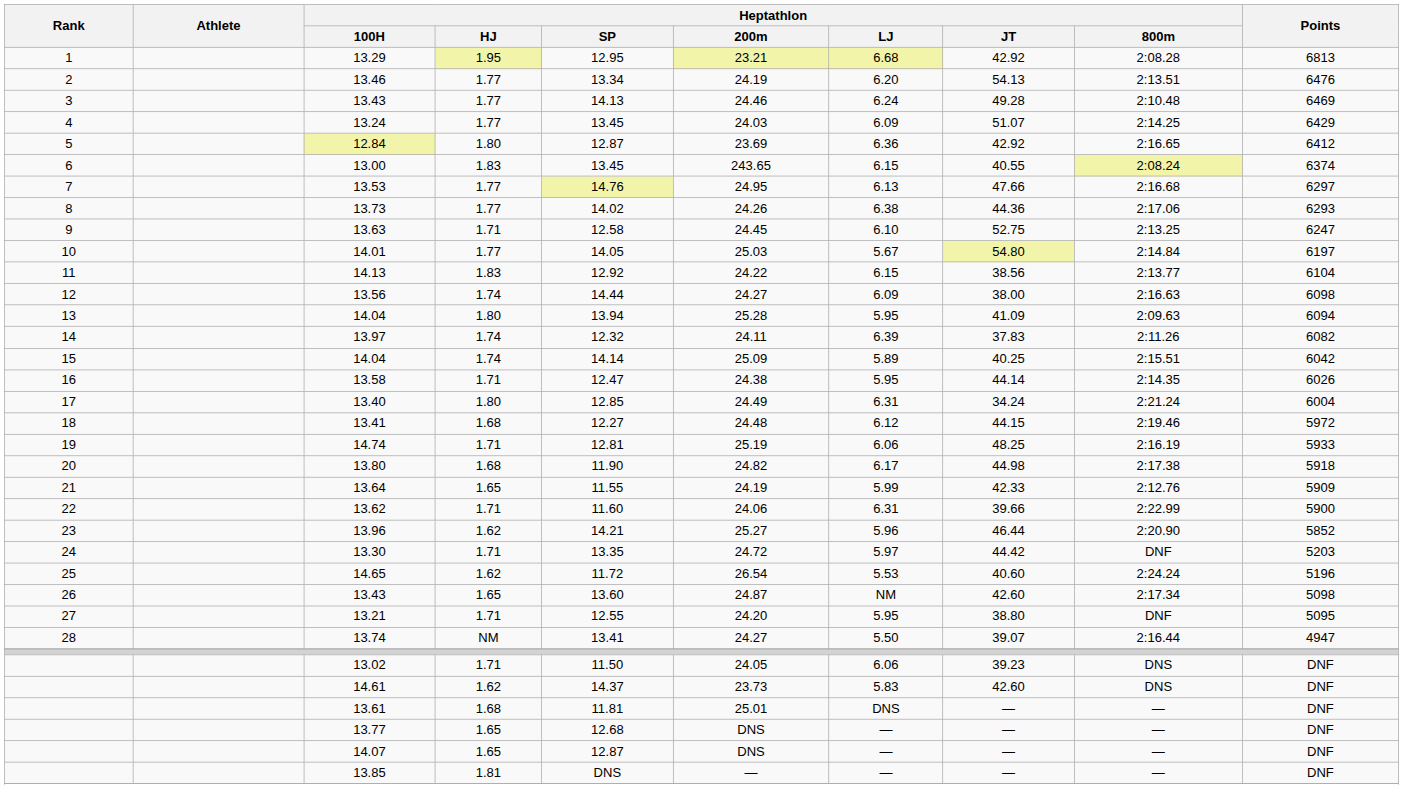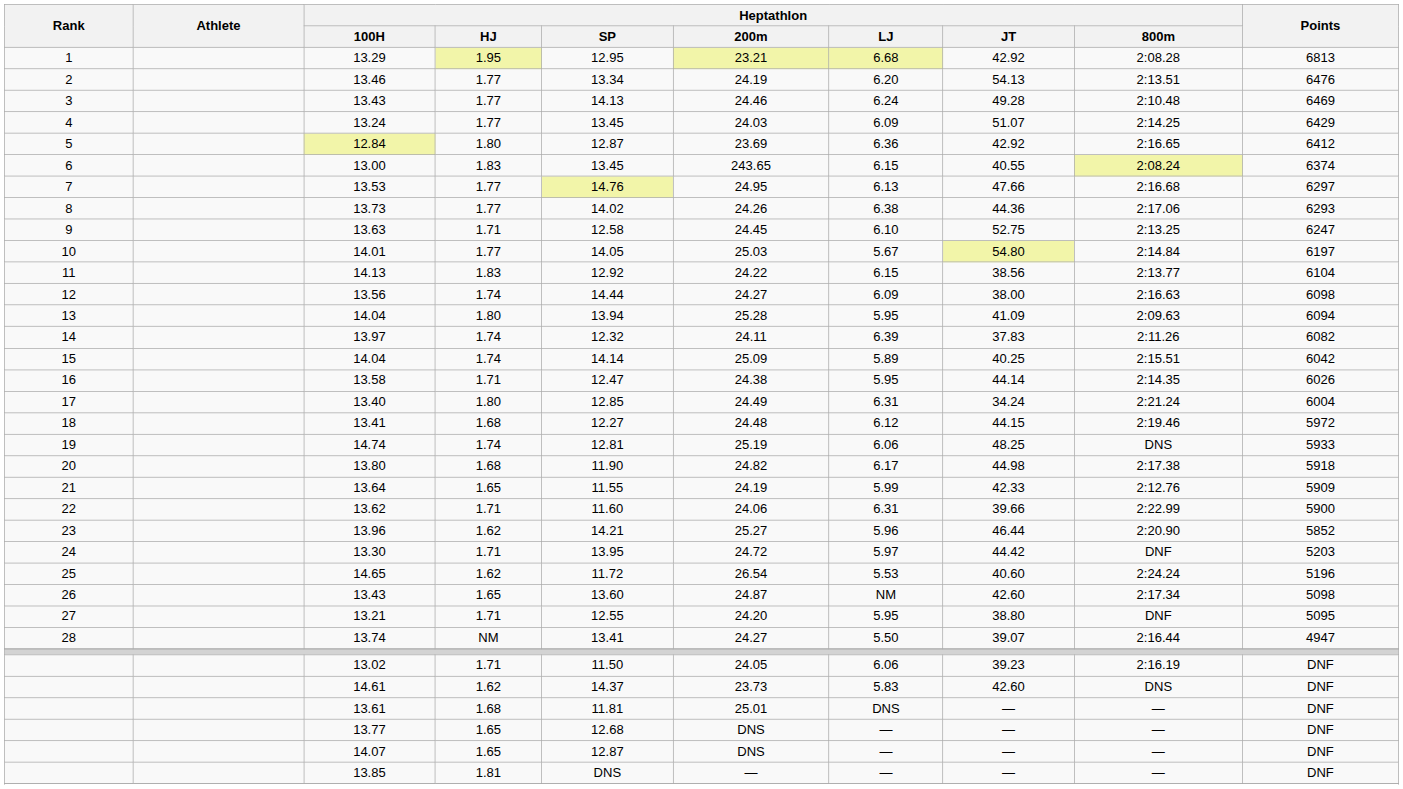(488, 444) 1.71 -> (488, 444) 1.74
(1158, 444) 2:16.19 -> (1158, 444) DNS
(607, 551) 13.35 -> (607, 551) 13.95
(1158, 665) DNS -> (1158, 665) 2:16.19
